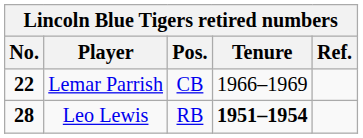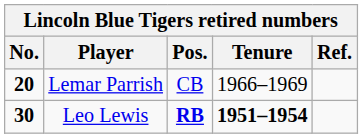(24, 84) 22 -> (24, 84) 20
(24, 116) 28 -> (24, 116) 30
(190, 116) normal -> (190, 116) bold
